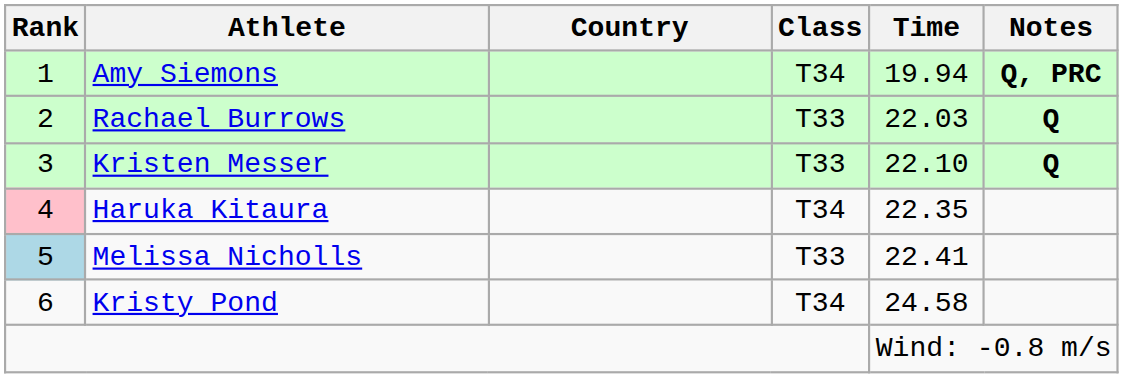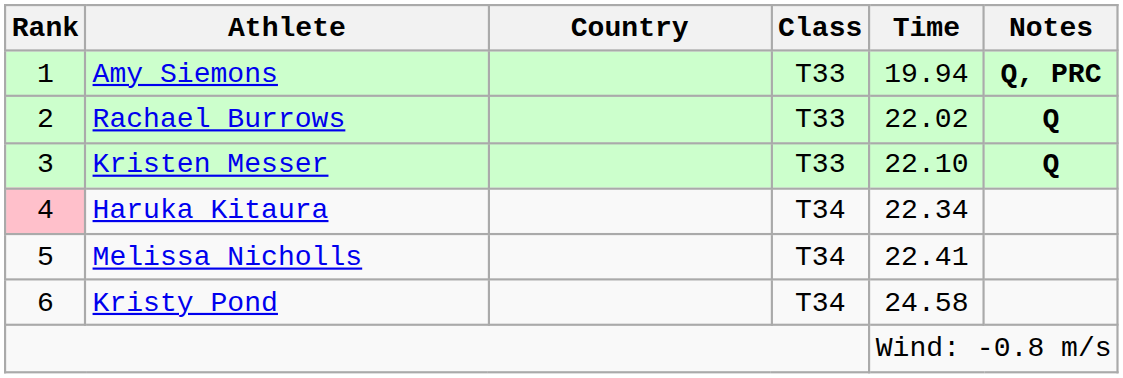(820, 74) T34 -> (820, 74) T33
(926, 119) 22.03 -> (926, 119) 22.02
(926, 211) 22.35 -> (926, 211) 22.34
(45, 257) lightblue background -> (45, 257) no background
(820, 257) T33 -> (820, 257) T34
